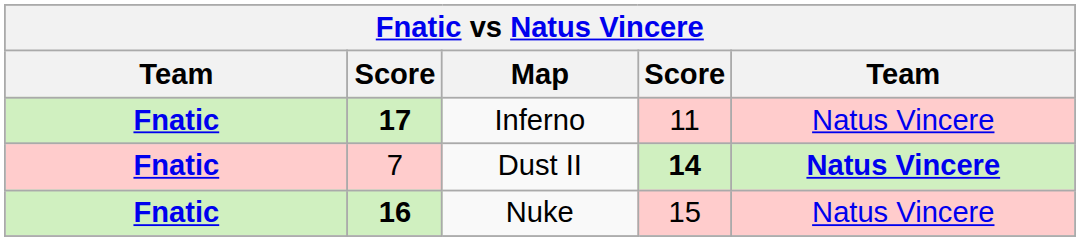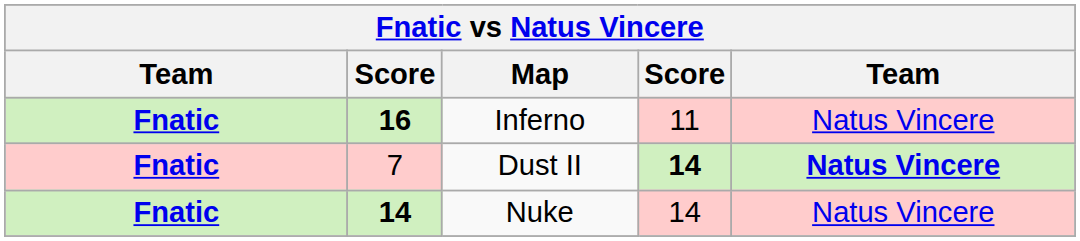(395, 119) 17 -> (395, 119) 16
(395, 212) 16 -> (395, 212) 14
(685, 212) 15 -> (685, 212) 14
